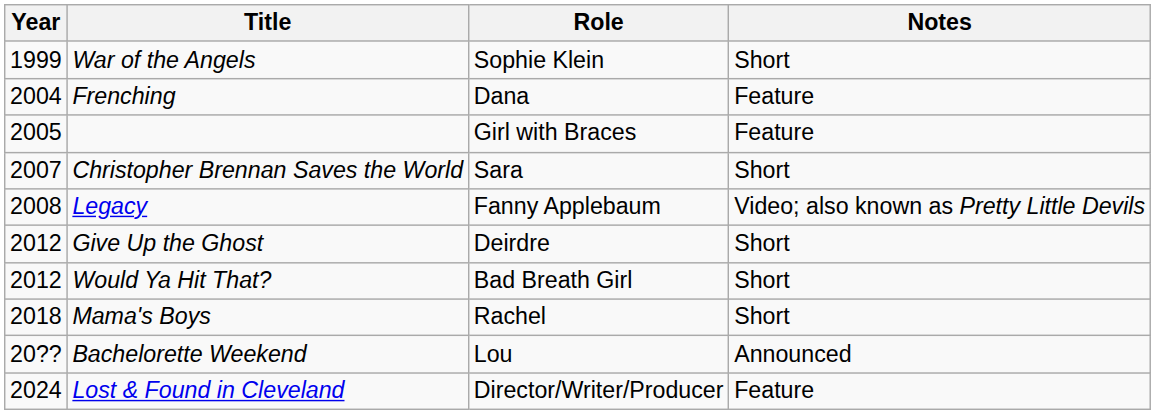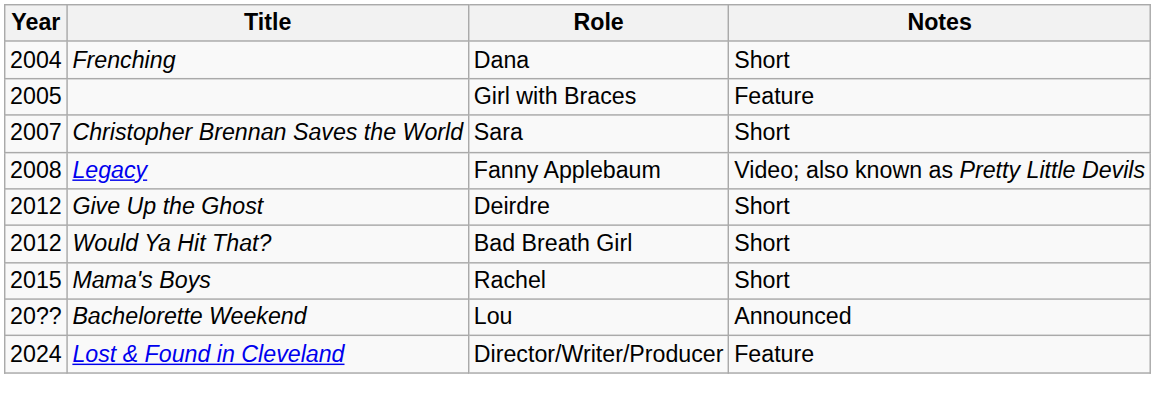- row: (164, 59)
(774, 96) Feature -> (762, 59) Short
(36, 317) 2018 -> (36, 280) 2015
